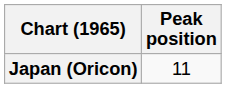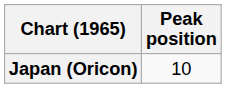(181, 68) 11 -> (181, 68) 10
